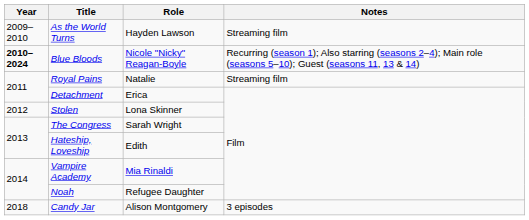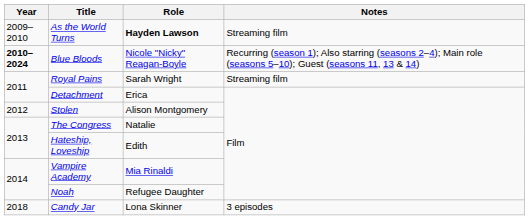(160, 32) normal -> (162, 32) bold
(140, 79) Natalie -> (153, 79) Sarah Wright
(154, 109) Lona Skinner -> (167, 109) Alison Montgomery
(153, 125) Sarah Wright -> (140, 125) Natalie
(167, 207) Alison Montgomery -> (154, 207) Lona Skinner
